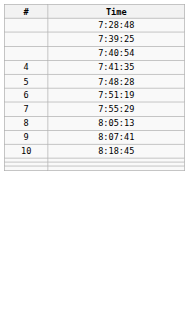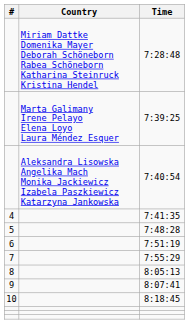+ column: (79, 11)
